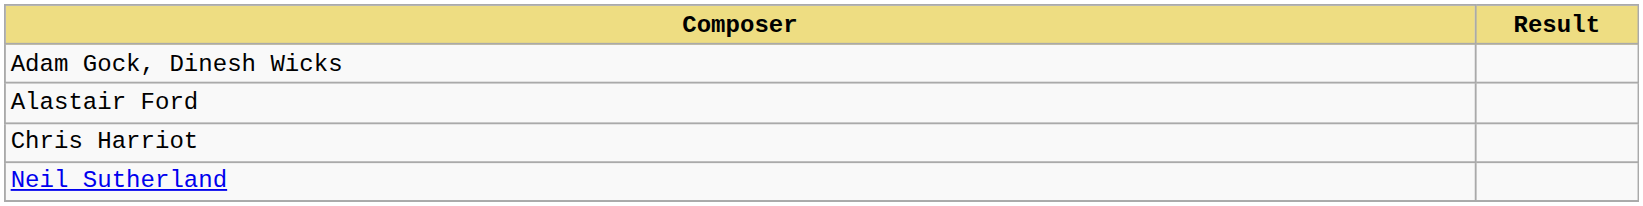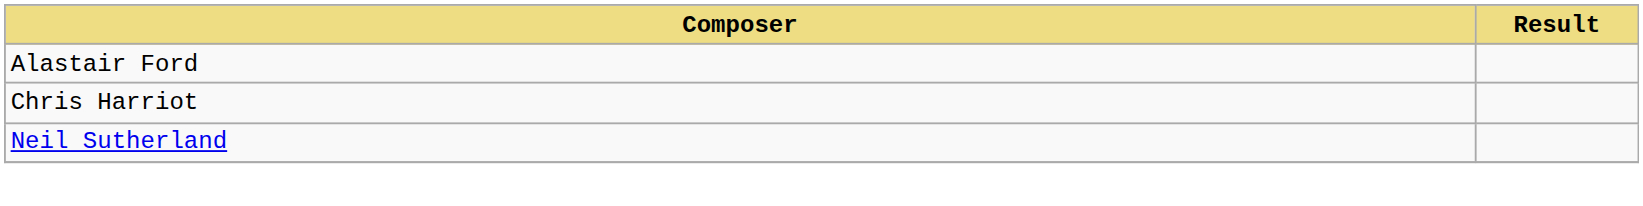- row: (177, 64)
